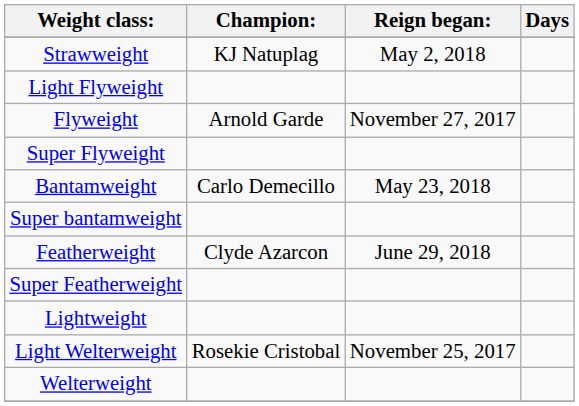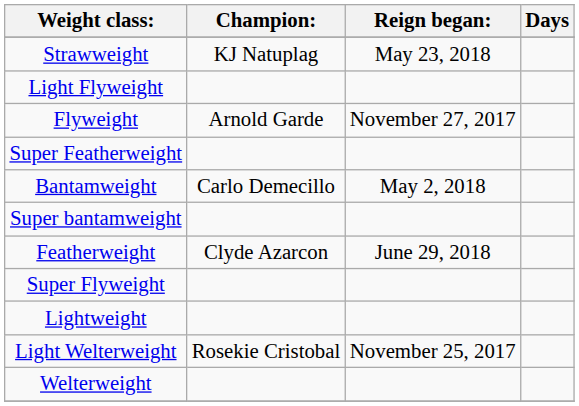(433, 53) May 2, 2018 -> (433, 53) May 23, 2018
rows swapped: (96, 152) <-> (96, 284)
(433, 185) May 23, 2018 -> (433, 185) May 2, 2018
